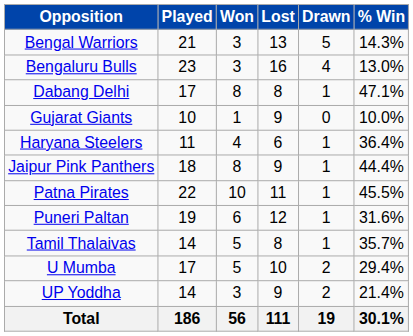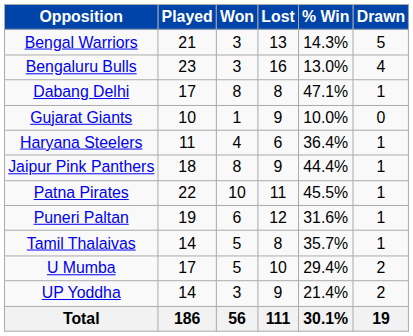columns swapped: (326, 17) <-> (381, 17)
